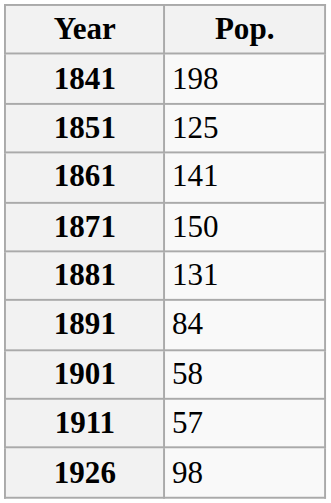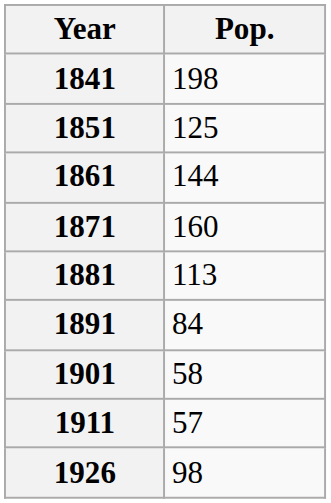(195, 176) 141 -> (195, 176) 144
(195, 226) 150 -> (195, 226) 160
(195, 275) 131 -> (195, 275) 113
